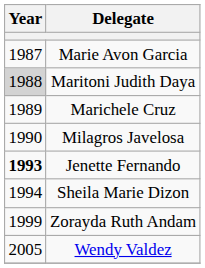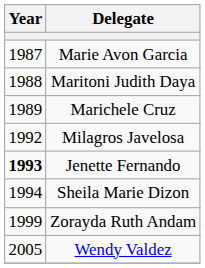(25, 82) lightgrey background -> (25, 82) no background
(25, 137) 1990 -> (25, 137) 1992
